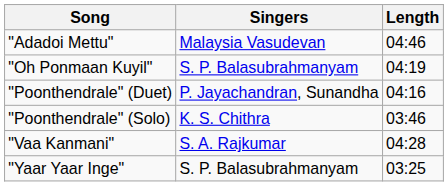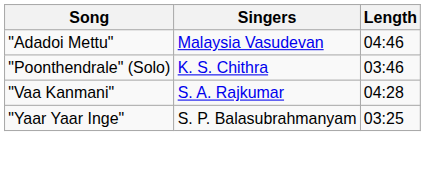- row: (80, 68)
- row: (90, 93)
